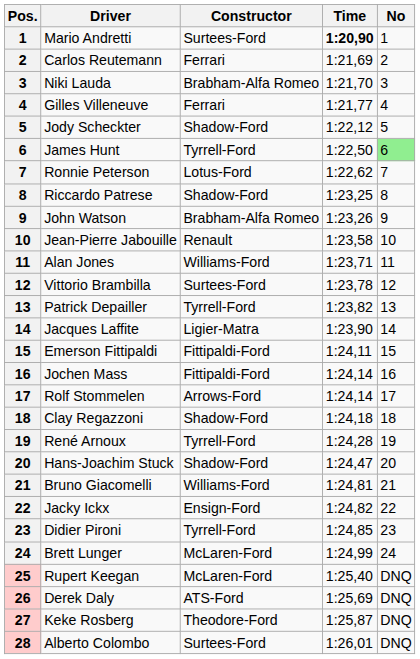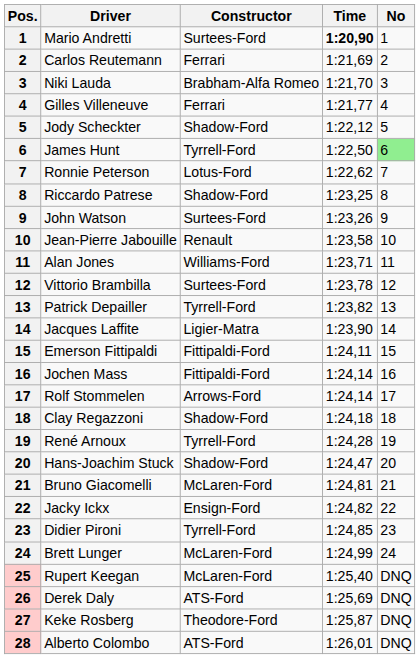(251, 217) Brabham-Alfa Romeo -> (225, 217) Surtees-Ford
(227, 486) Williams-Ford -> (228, 486) McLaren-Ford
(225, 642) Surtees-Ford -> (214, 642) ATS-Ford
